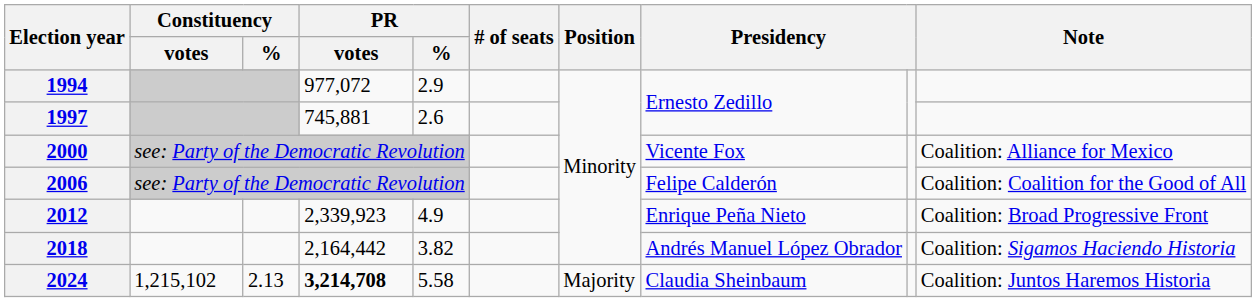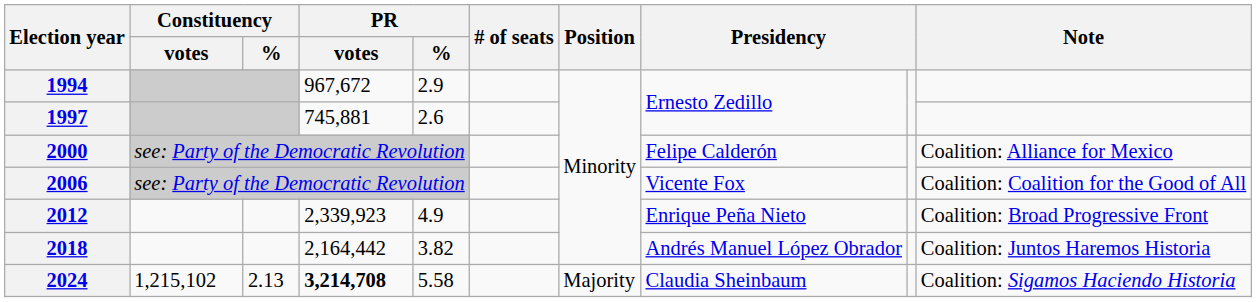(337, 85) 977,072 -> (337, 85) 967,672
(695, 150) Vicente Fox -> (711, 150) Felipe Calderón
(711, 183) Felipe Calderón -> (695, 183) Vicente Fox
(1078, 248) Coalition: Sigamos Haciendo Historia -> (1066, 248) Coalition: Juntos Haremos Historia
(1066, 280) Coalition: Juntos Haremos Historia -> (1078, 280) Coalition: Sigamos Haciendo Historia
